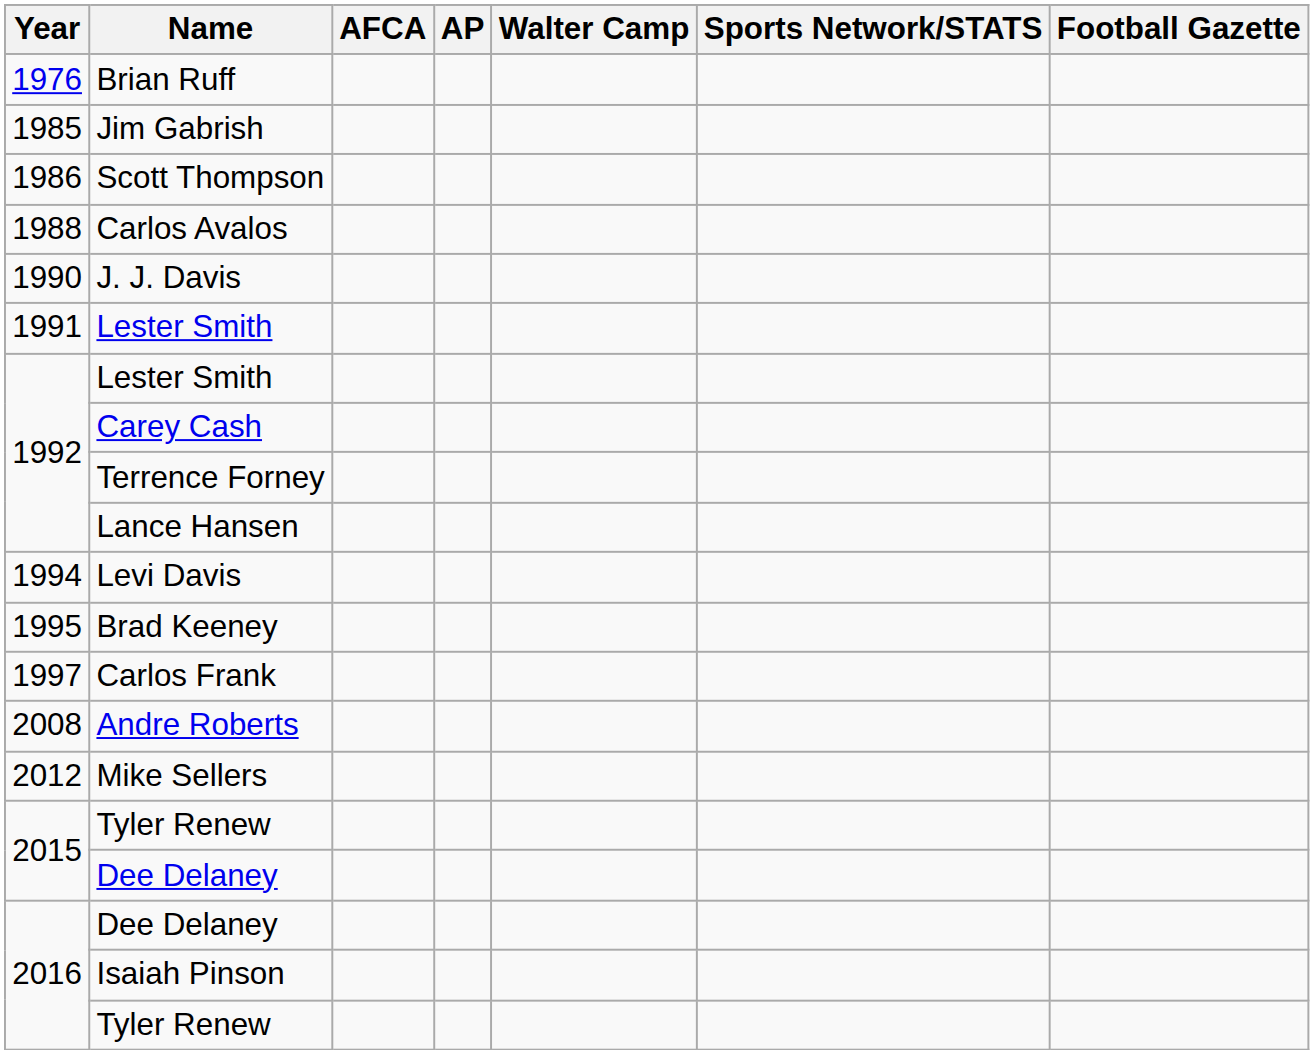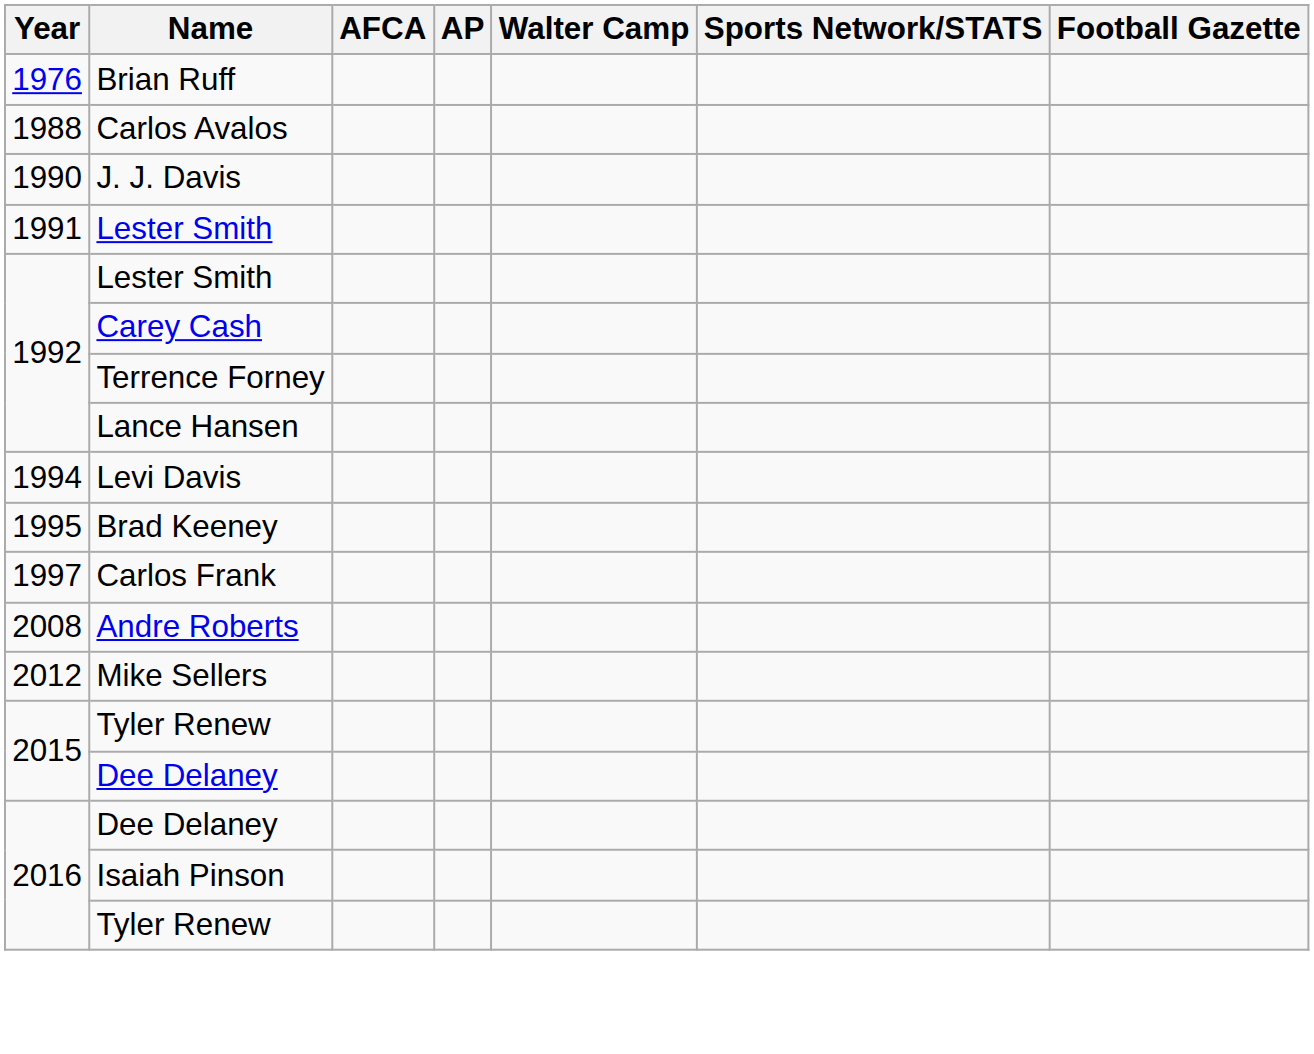- row: (47, 128)
- row: (47, 178)
